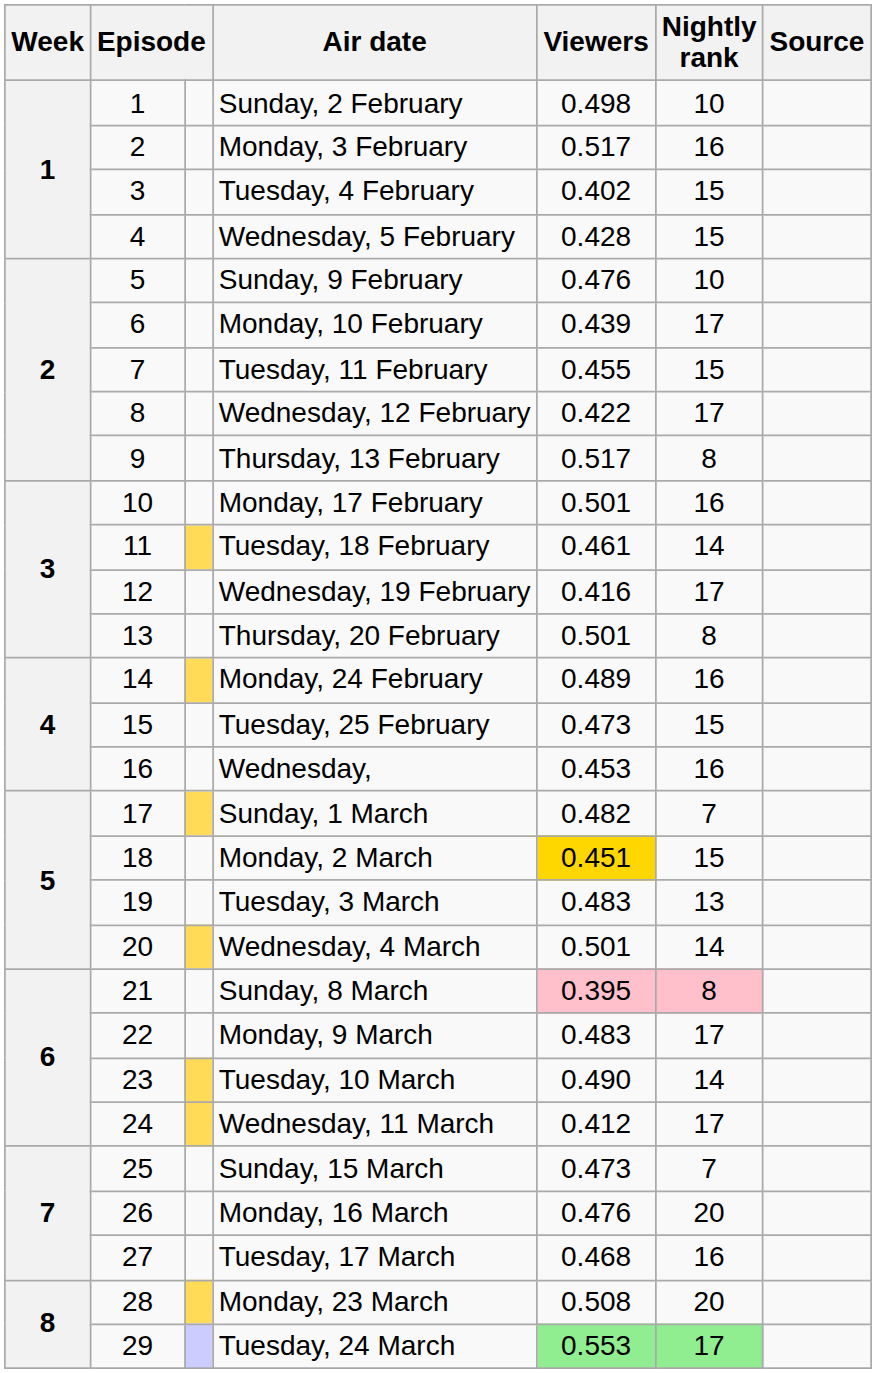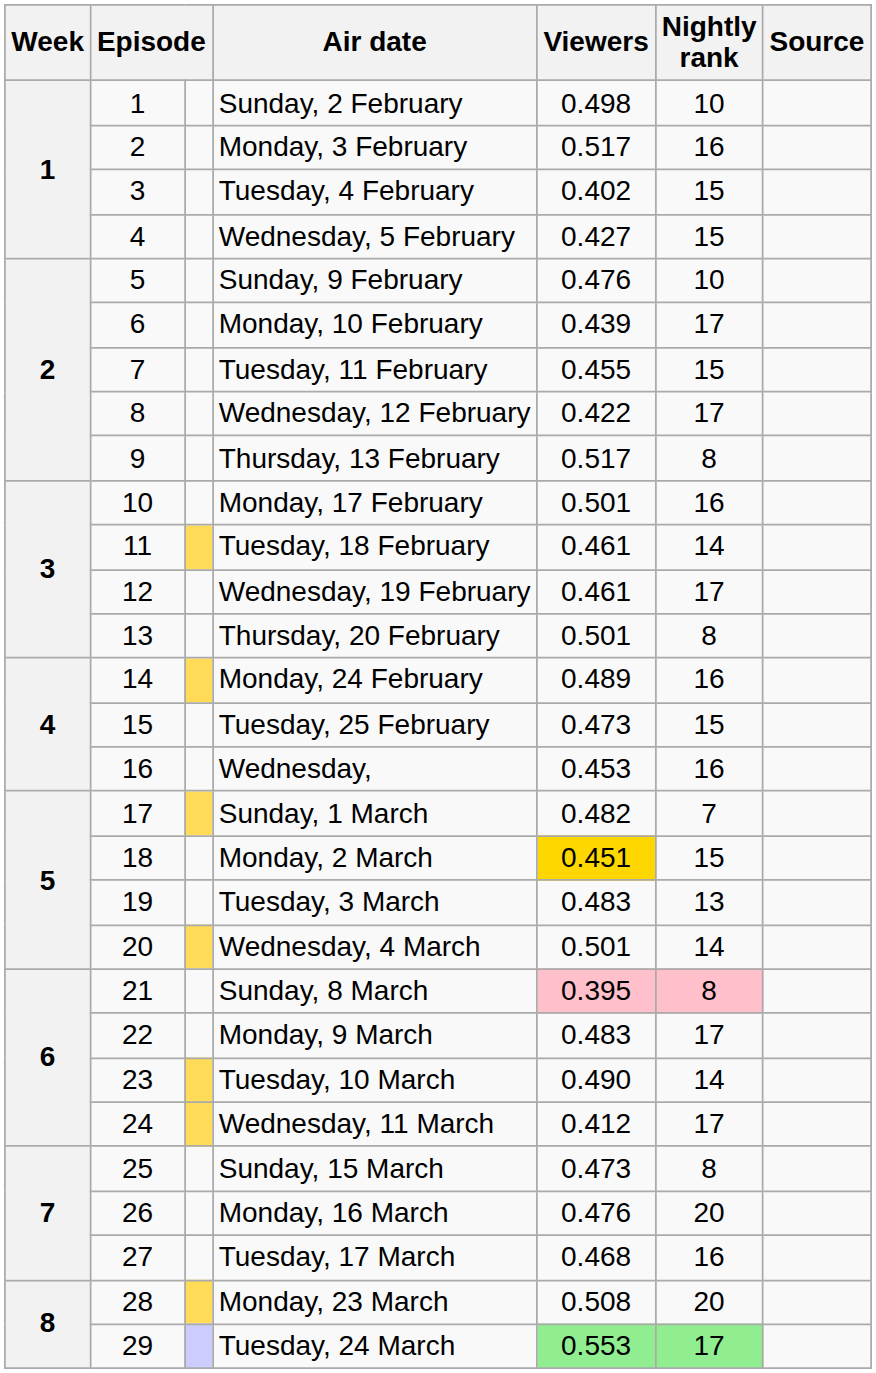(596, 235) 0.428 -> (596, 235) 0.427
(596, 591) 0.416 -> (596, 591) 0.461
(709, 1168) 7 -> (709, 1168) 8
